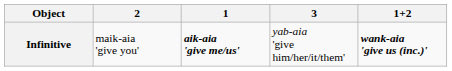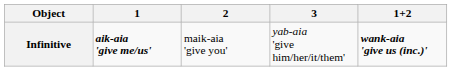columns swapped: (226, 13) <-> (137, 13)
